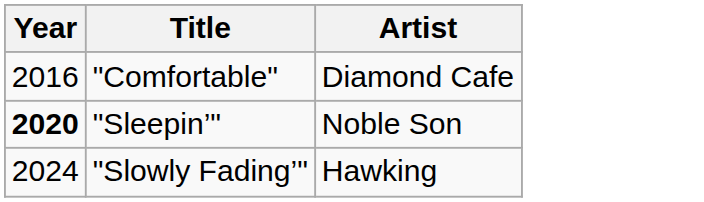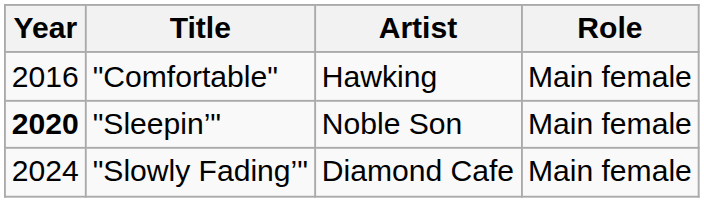+ column: (610, 28)
(418, 76) Diamond Cafe -> (379, 76) Hawking
(379, 171) Hawking -> (418, 171) Diamond Cafe
